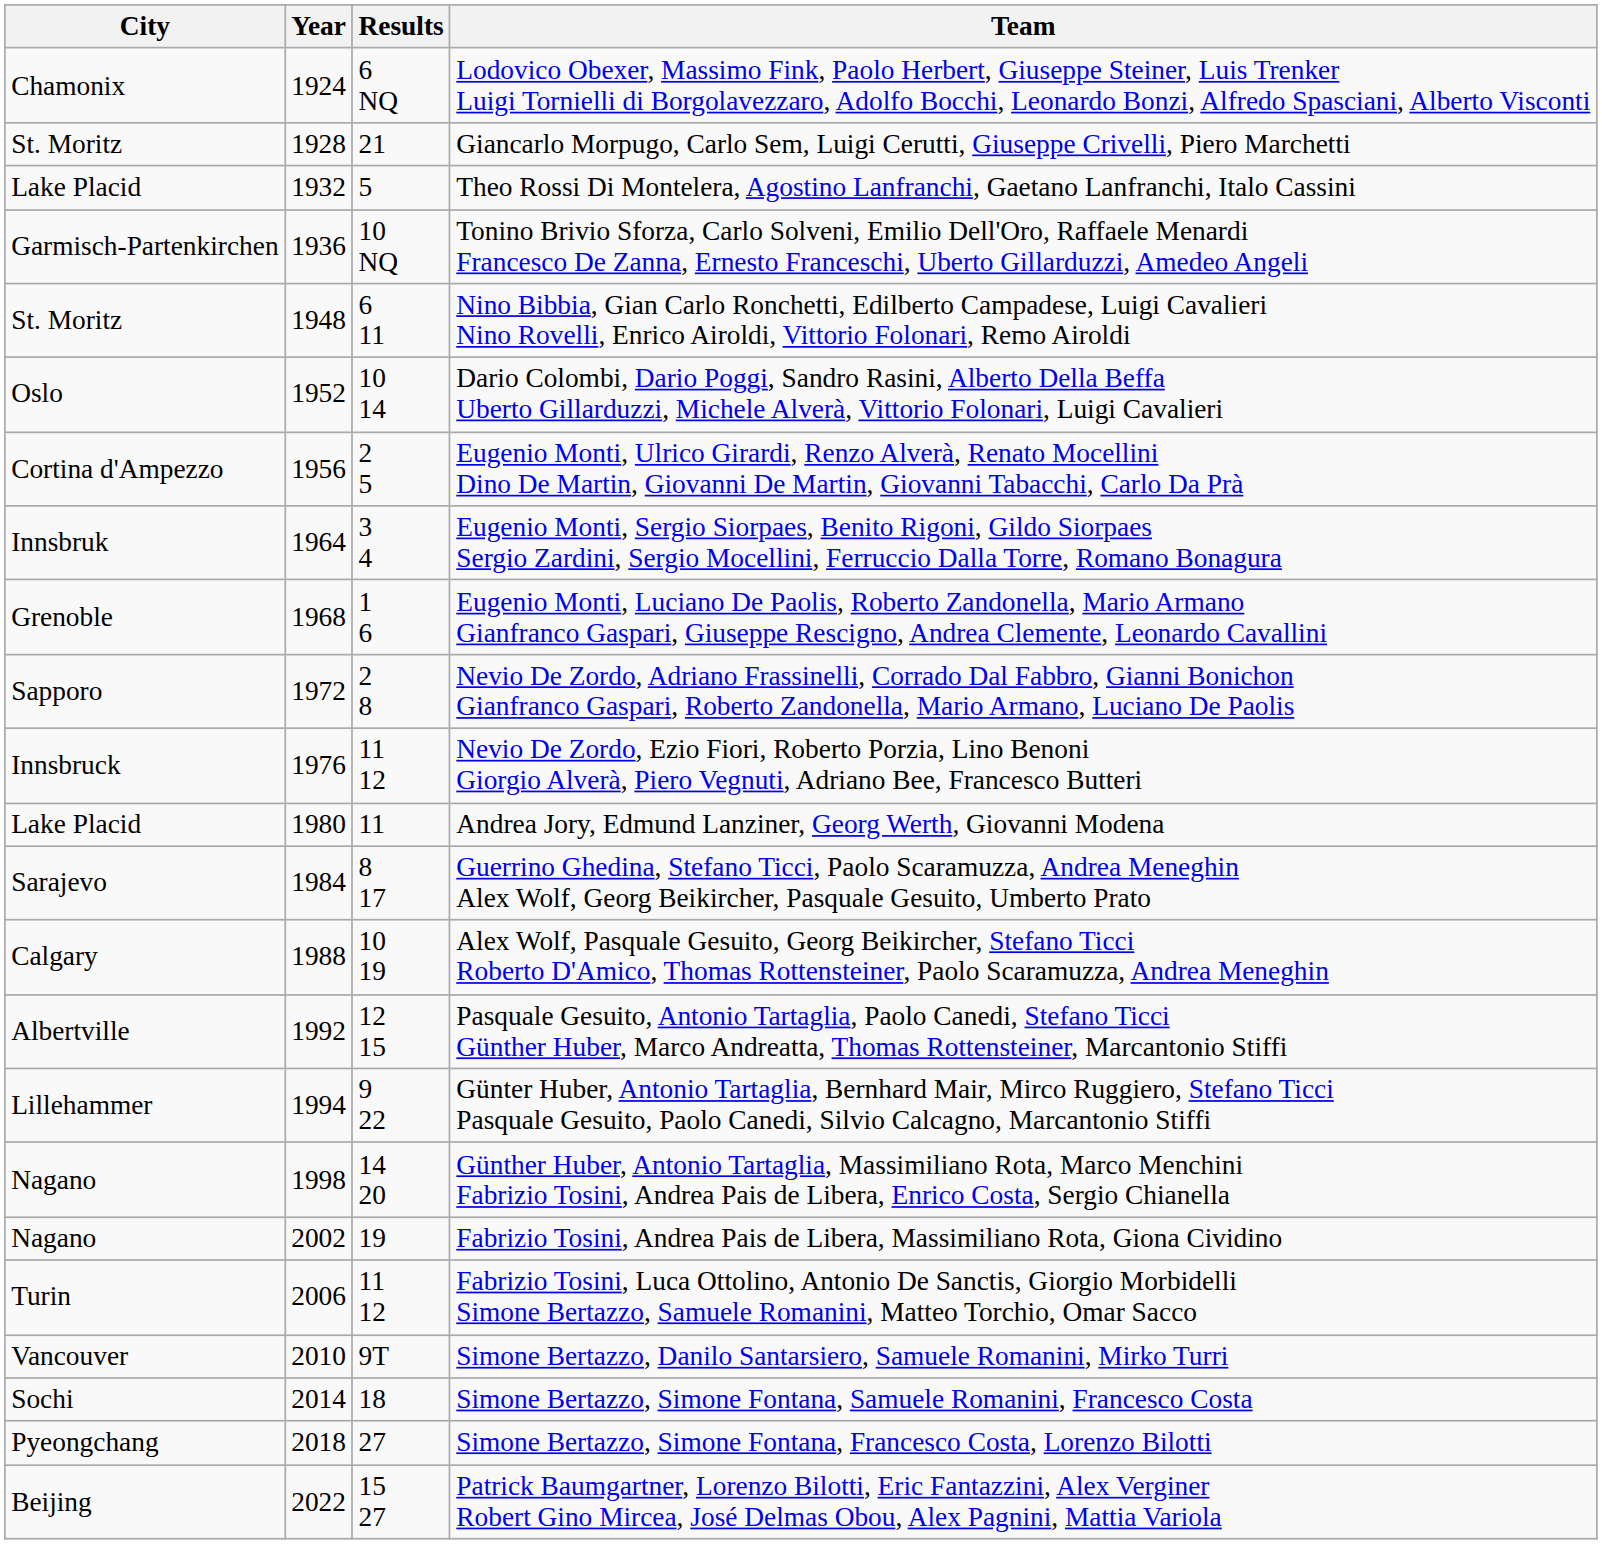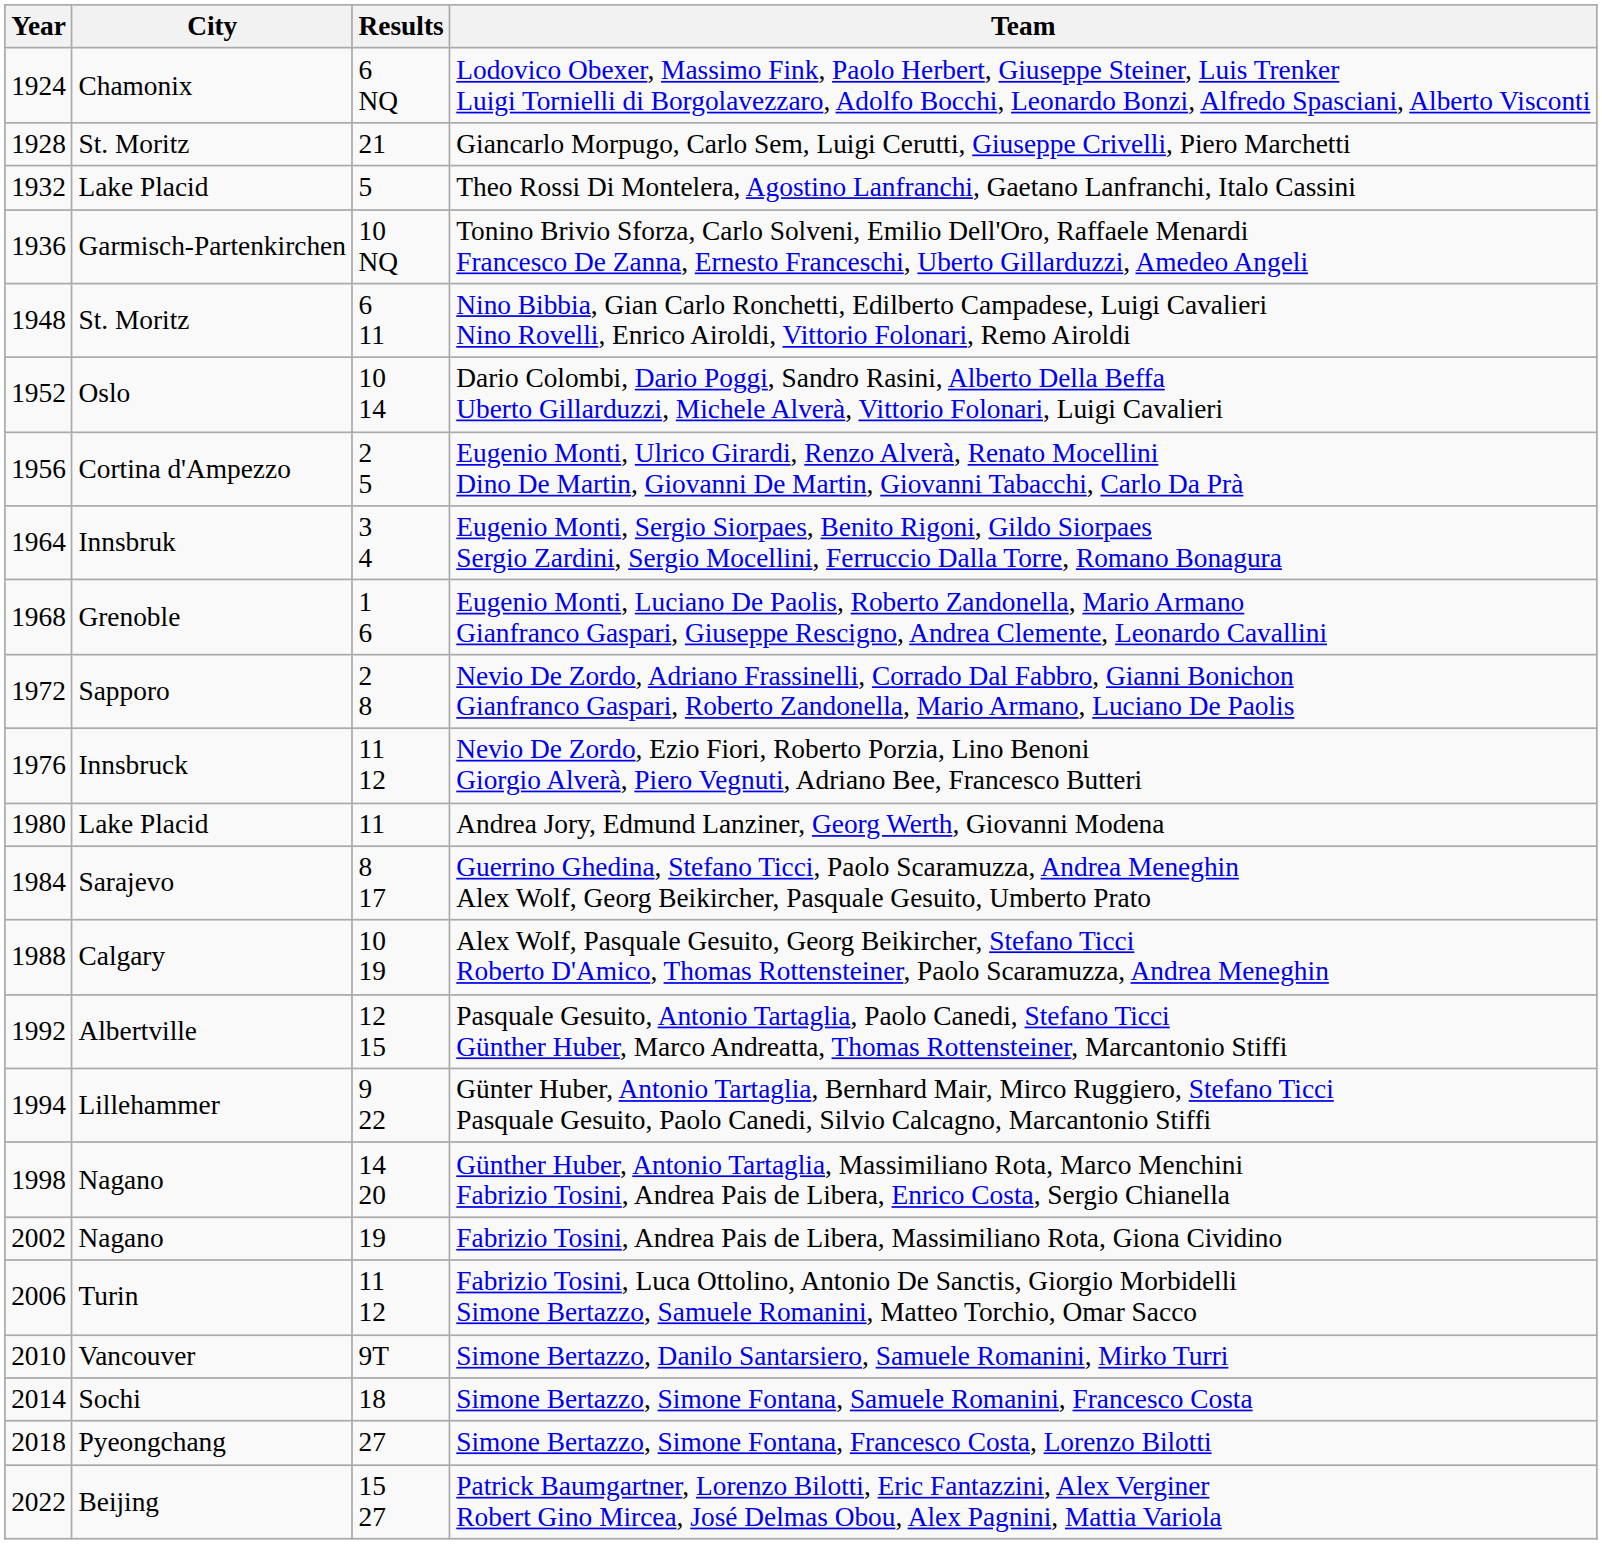columns swapped: (319, 26) <-> (145, 26)
